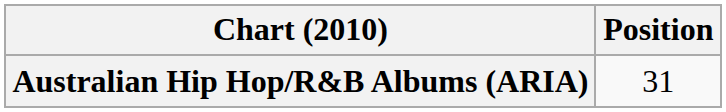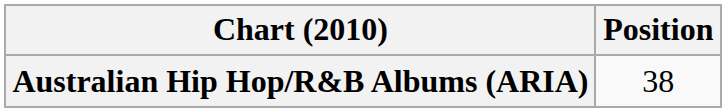(658, 80) 31 -> (658, 80) 38
